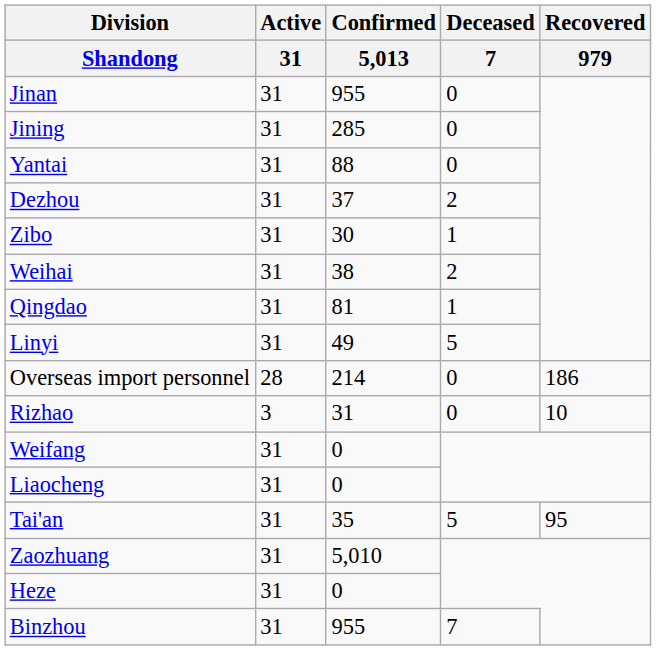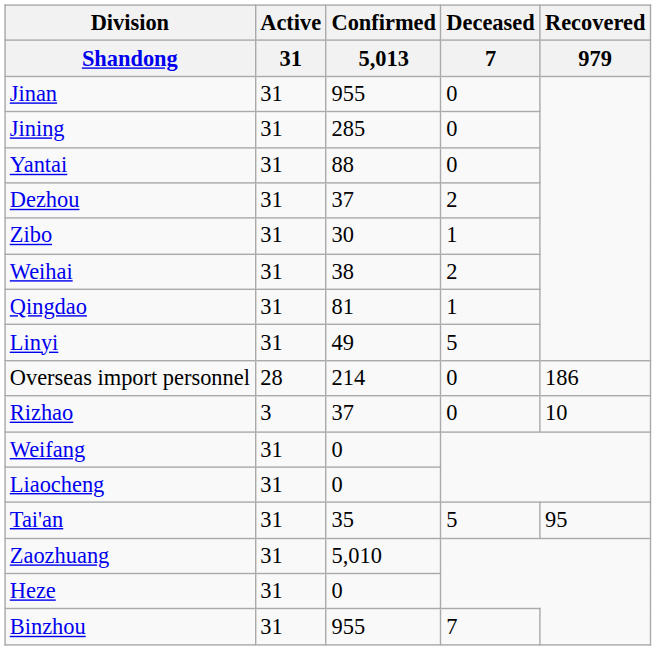(343, 413) 31 -> (343, 413) 37
